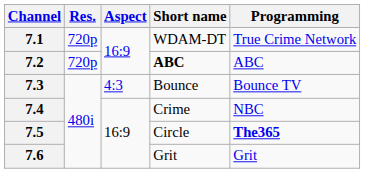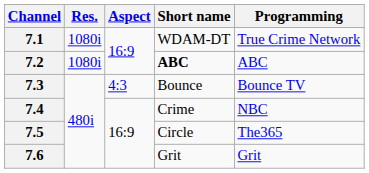(83, 39) 720p -> (85, 39) 1080i
(83, 62) 720p -> (85, 62) 1080i
(257, 132) bold -> (260, 132) normal
